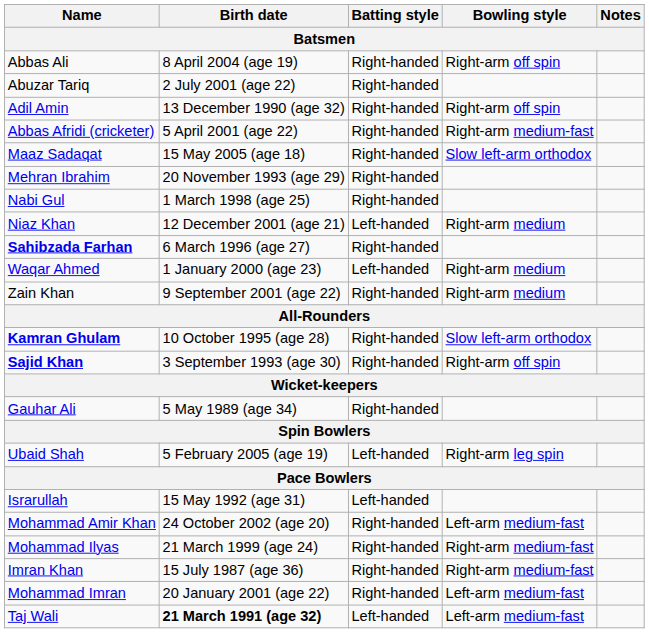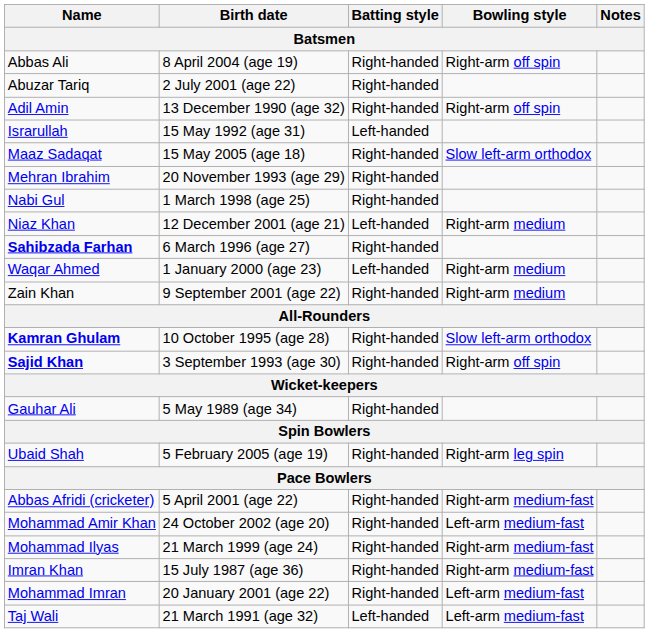rows swapped: (38, 500) <-> (81, 131)
(390, 454) Left-handed -> (395, 454) Right-handed
(242, 616) bold -> (240, 616) normal
